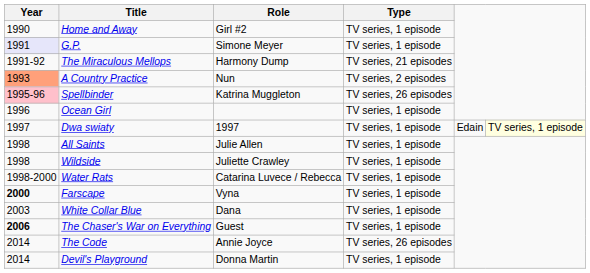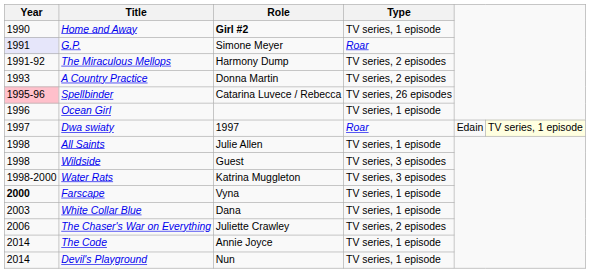(231, 29) normal -> (232, 29) bold
(393, 45) TV series, 1 episode -> (357, 45) Roar
(399, 62) TV series, 21 episodes -> (396, 62) TV series, 2 episodes
(18, 78) lightsalmon background -> (18, 78) no background
(225, 78) Nun -> (247, 78) Donna Martin
(258, 95) Katrina Muggleton -> (279, 95) Catarina Luvece / Rebecca
(393, 128) TV series, 1 episode -> (357, 128) Roar
(253, 161) Juliette Crawley -> (230, 161) Guest
(393, 161) TV series, 1 episode -> (396, 161) TV series, 3 episodes
(279, 177) Catarina Luvece / Rebecca -> (258, 177) Katrina Muggleton
(393, 177) TV series, 1 episode -> (396, 177) TV series, 3 episodes
(18, 227) bold -> (18, 227) normal
(230, 227) Guest -> (253, 227) Juliette Crawley
(393, 227) TV series, 1 episode -> (396, 227) TV series, 2 episodes
(399, 243) TV series, 26 episodes -> (393, 243) TV series, 1 episode
(247, 260) Donna Martin -> (225, 260) Nun
